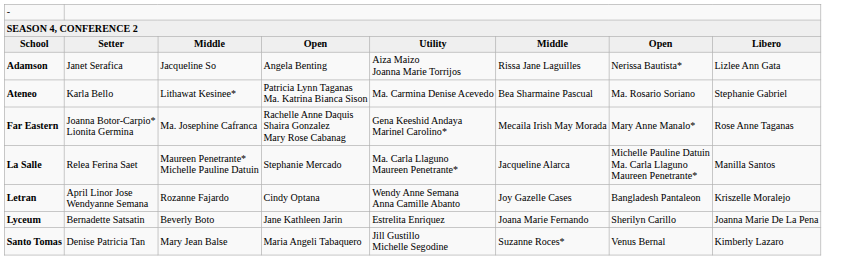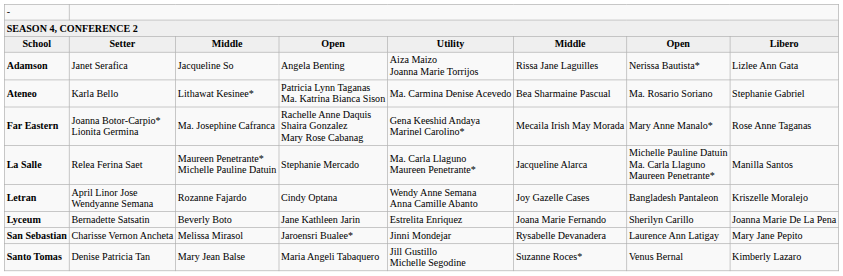+ row: (37, 235)
